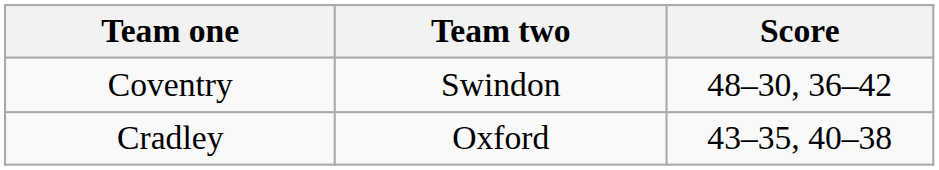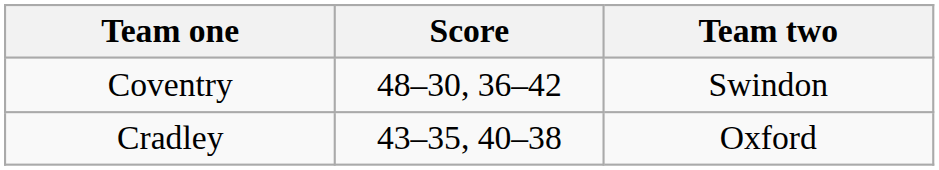columns swapped: (501, 31) <-> (800, 31)
